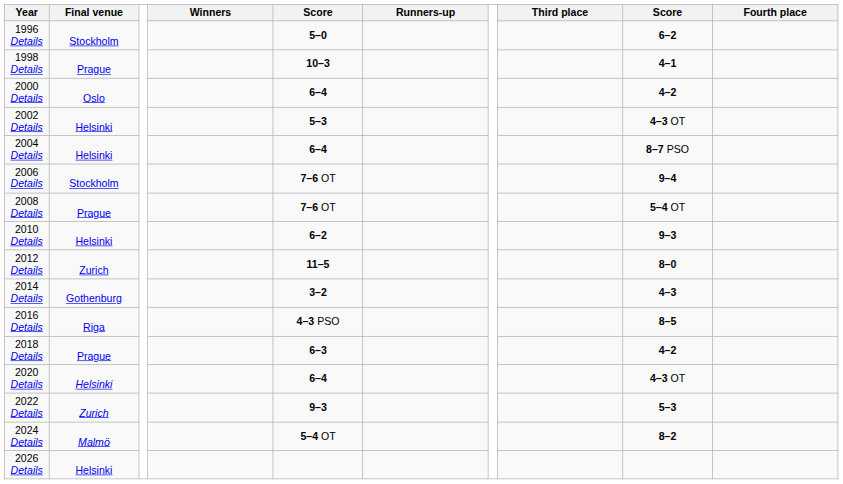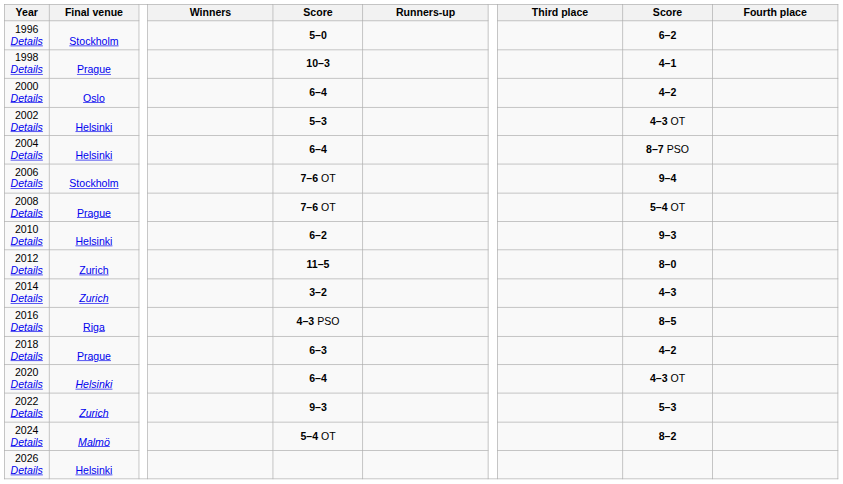(94, 299) Gothenburg -> (94, 299) Zurich
